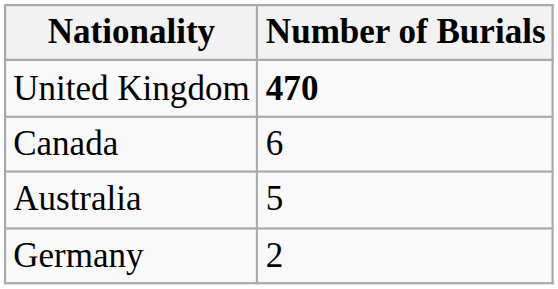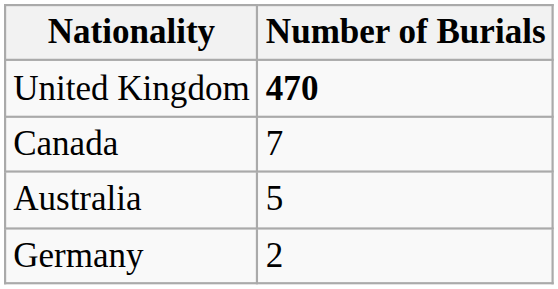(275, 143) 6 -> (275, 143) 7
